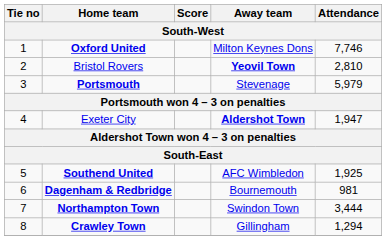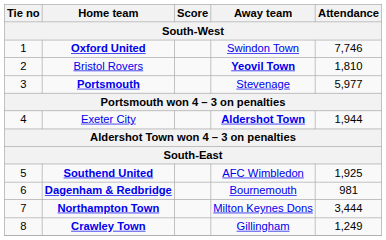(263, 48) Milton Keynes Dons -> (263, 48) Swindon Town
(349, 66) 2,810 -> (349, 66) 1,810
(349, 84) 5,979 -> (349, 84) 5,977
(349, 119) 1,947 -> (349, 119) 1,944
(263, 208) Swindon Town -> (263, 208) Milton Keynes Dons
(349, 226) 1,294 -> (349, 226) 1,249
